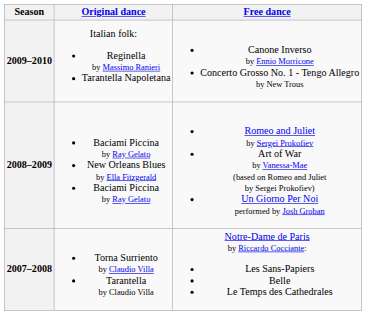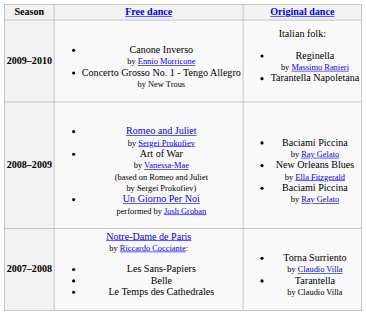columns swapped: (114, 12) <-> (267, 12)
